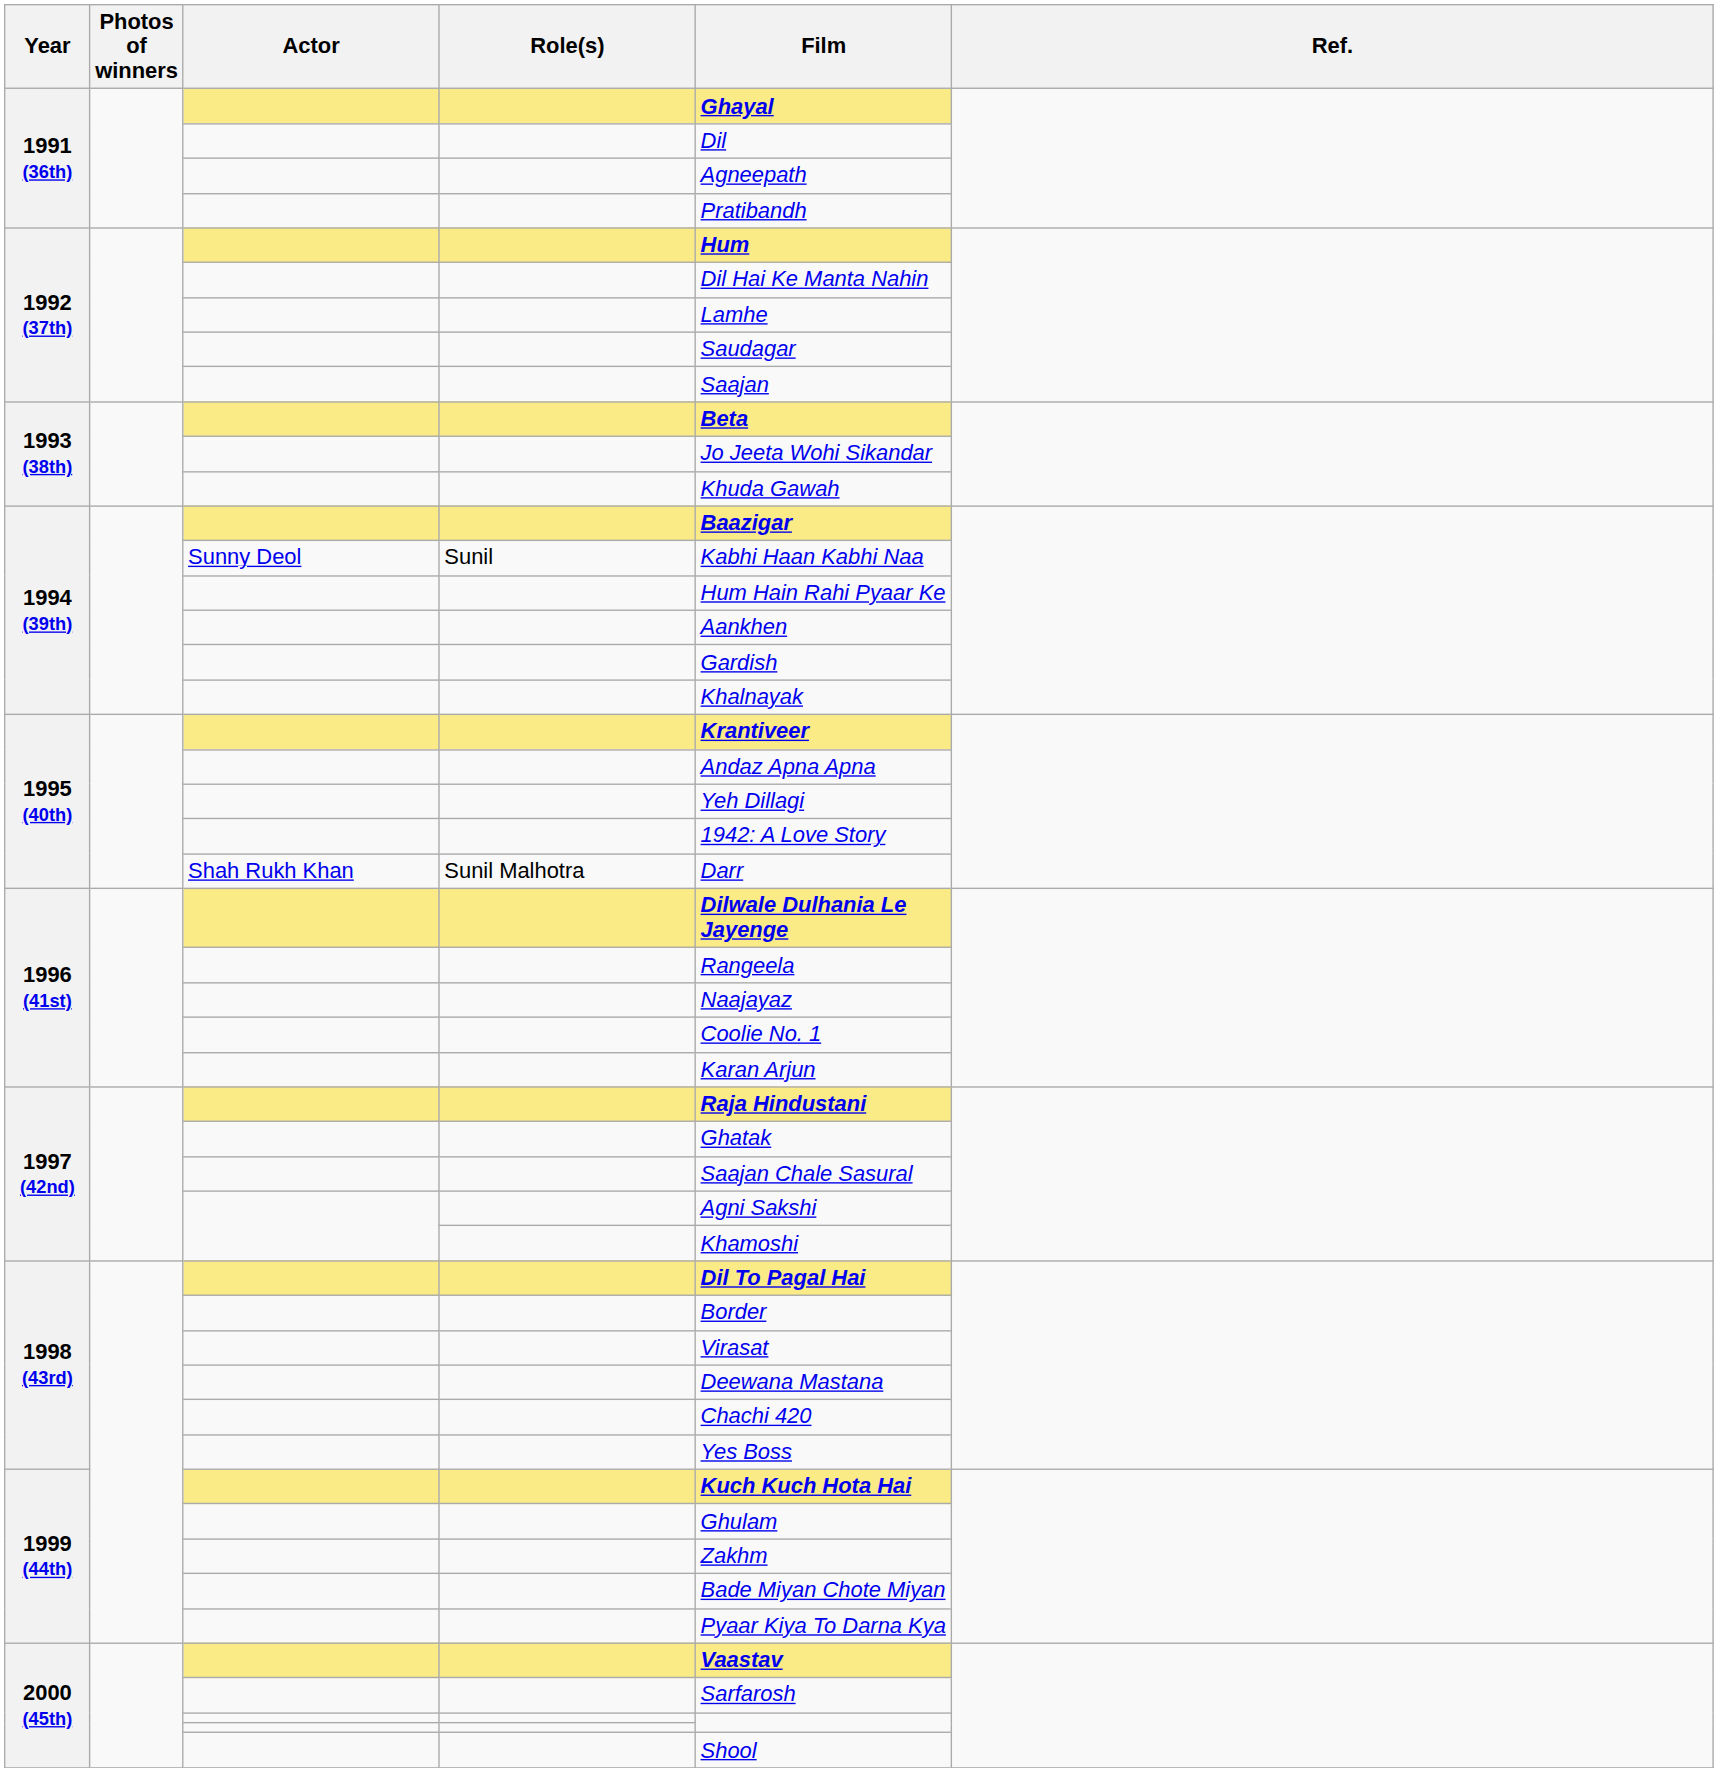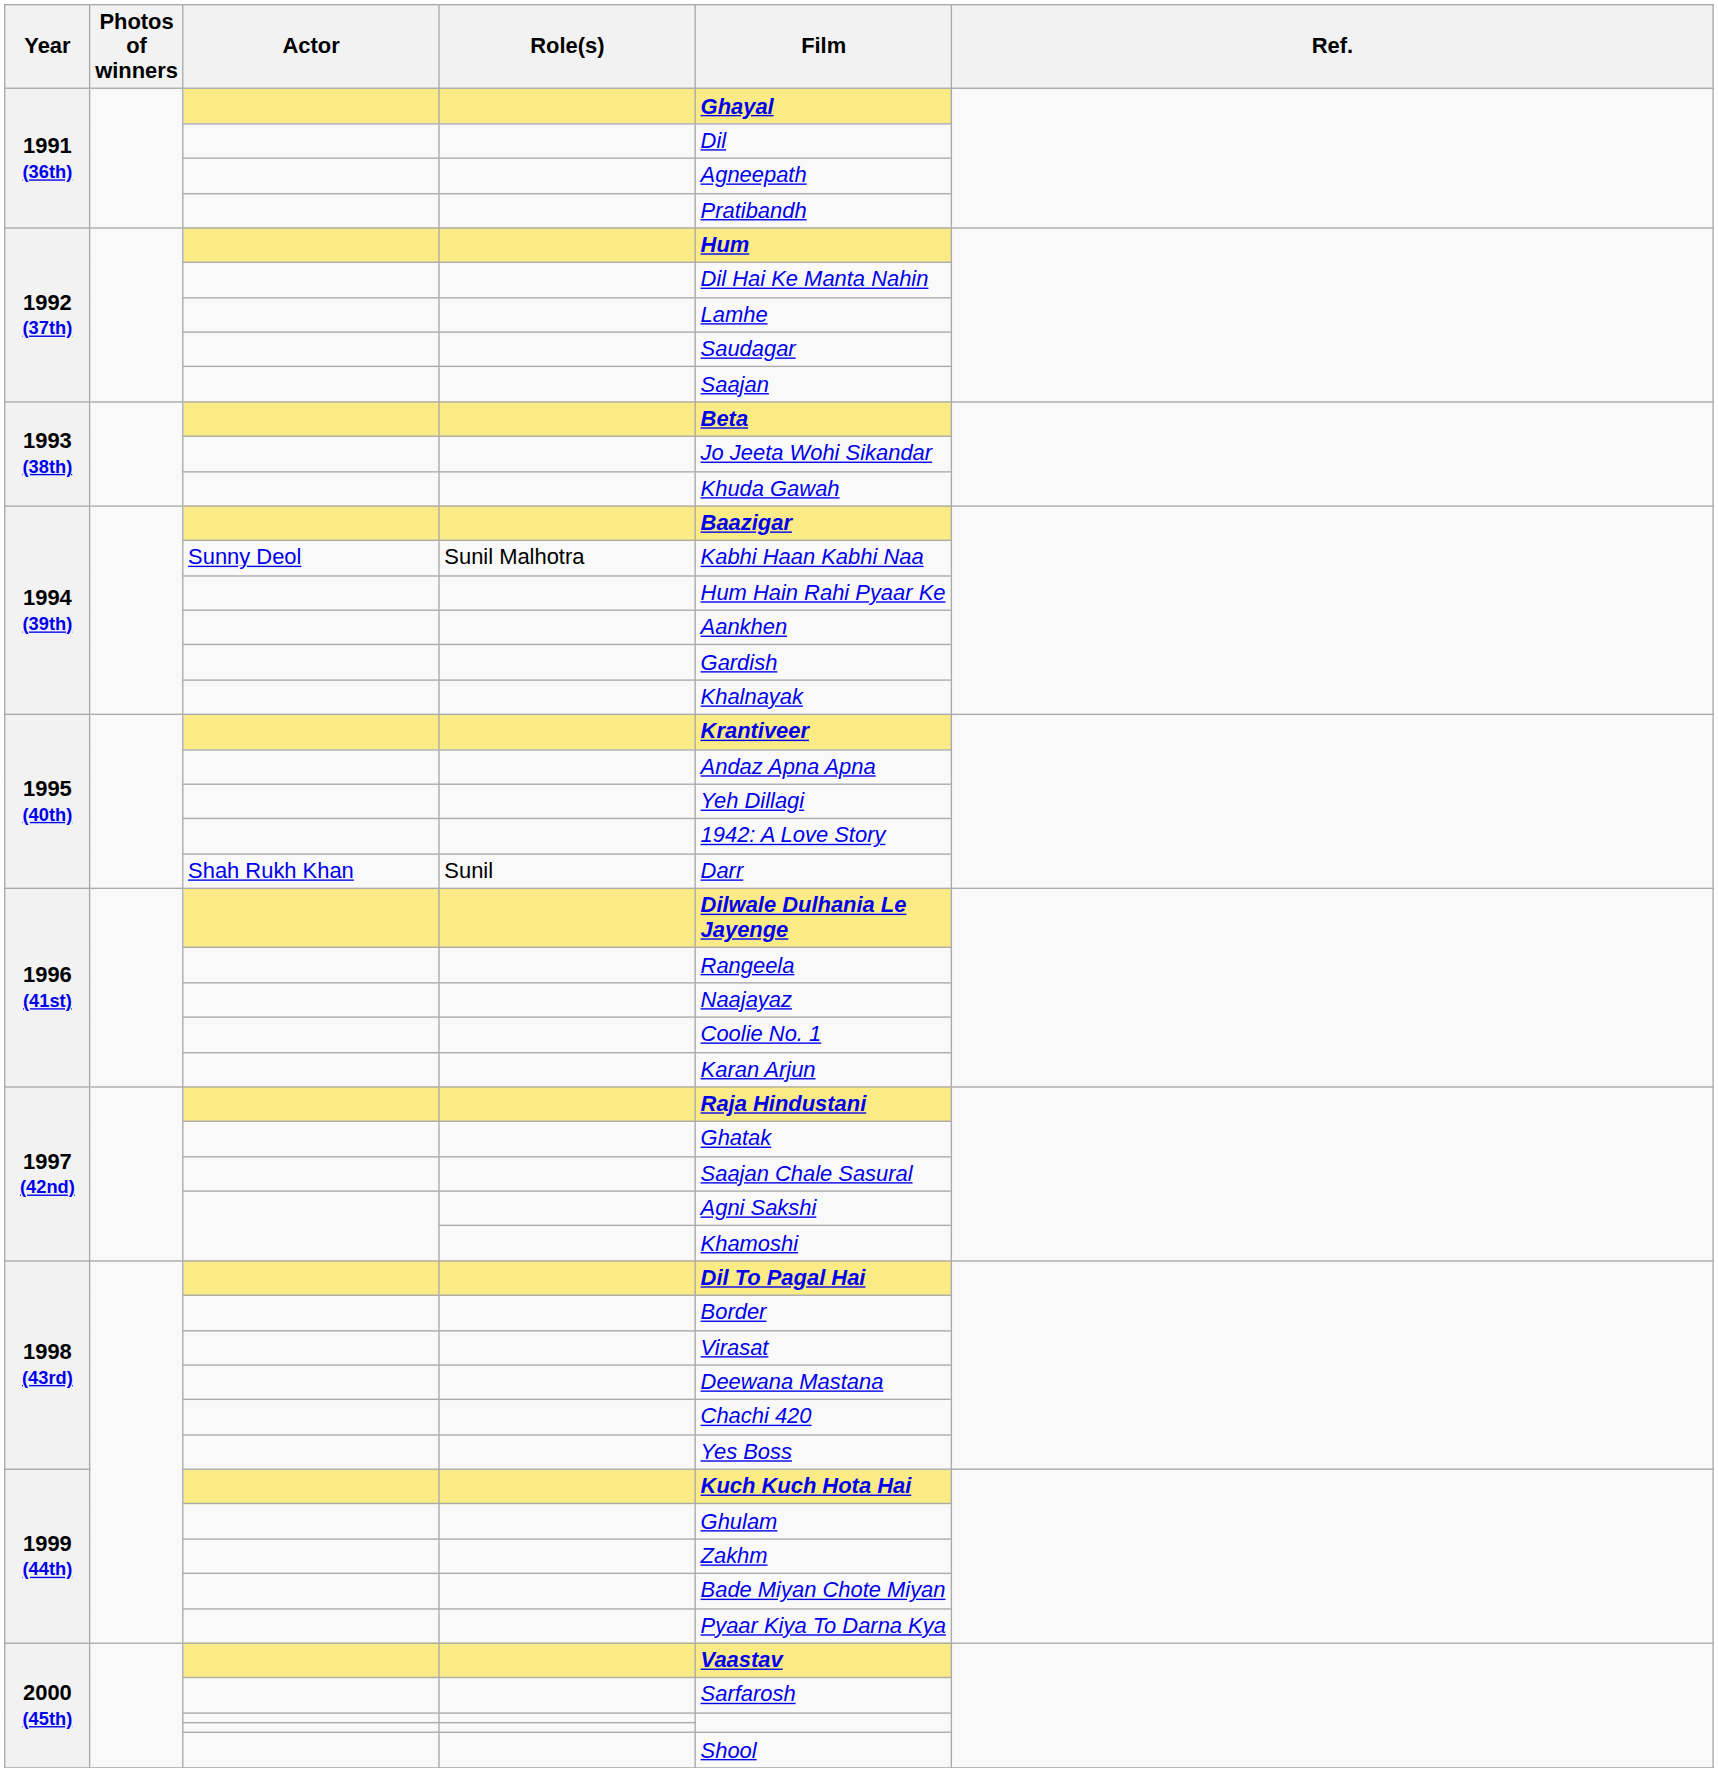(469, 557) Sunil -> (514, 557) Sunil Malhotra
(514, 870) Sunil Malhotra -> (469, 870) Sunil
